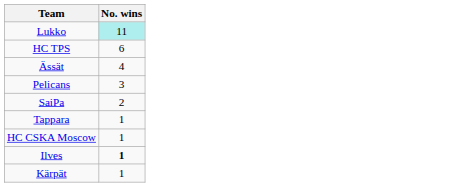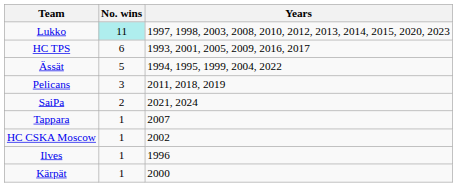+ column: (299, 13)
(122, 66) 4 -> (122, 66) 5
(122, 155) bold -> (122, 155) normal
